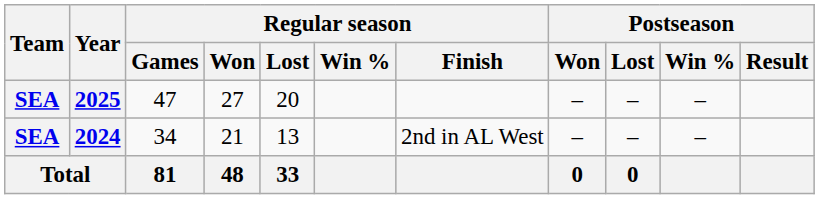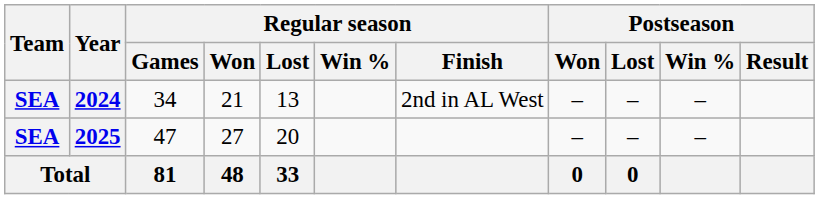rows swapped: (98, 137) <-> (98, 99)
